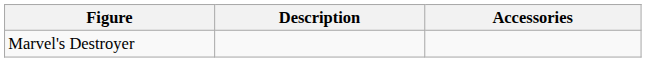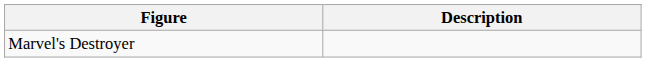- column: (533, 17)
